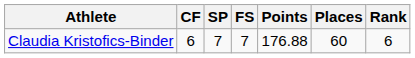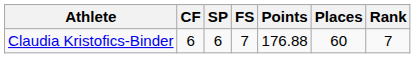(218, 41) 7 -> (218, 41) 6
(388, 41) 6 -> (388, 41) 7
